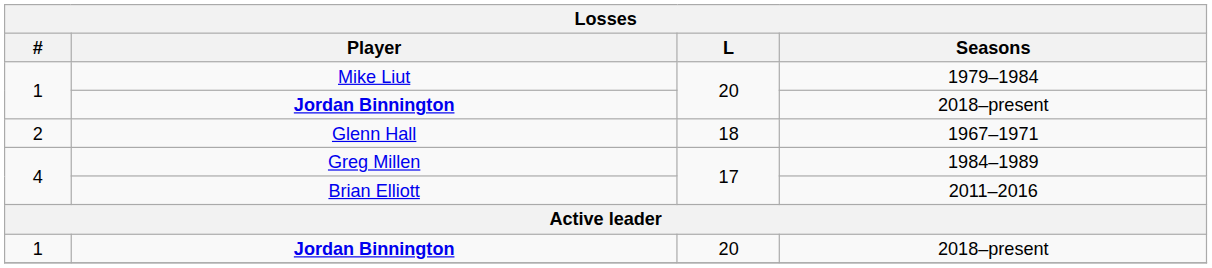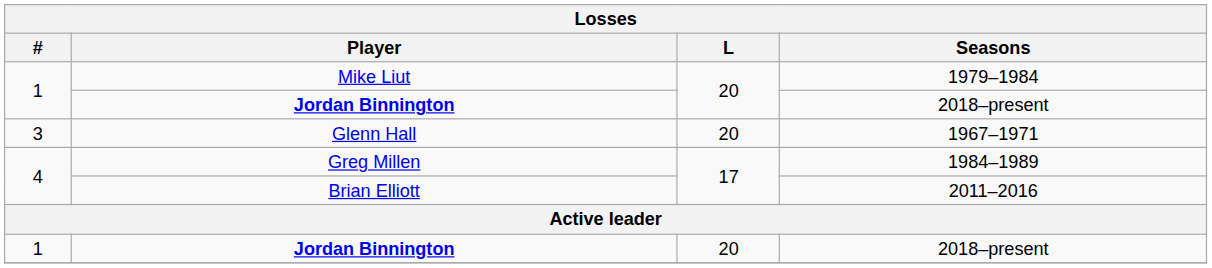(38, 134) 2 -> (38, 134) 3
(729, 134) 18 -> (729, 134) 20
